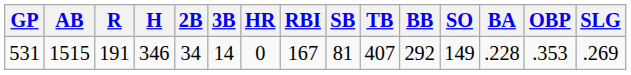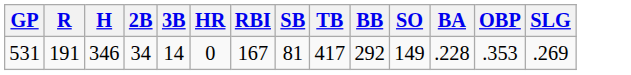- column: (69, 20)
(380, 52) 407 -> (330, 52) 417
